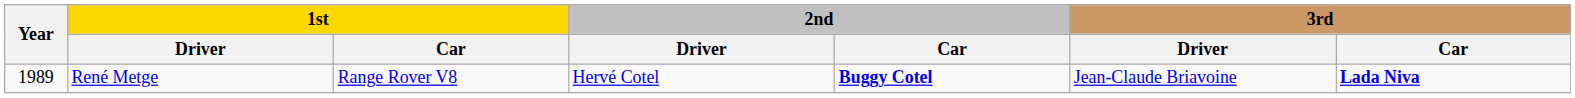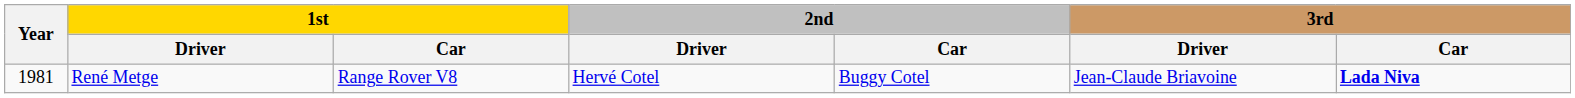(36, 78) 1989 -> (36, 78) 1981
(886, 78) bold -> (884, 78) normal
